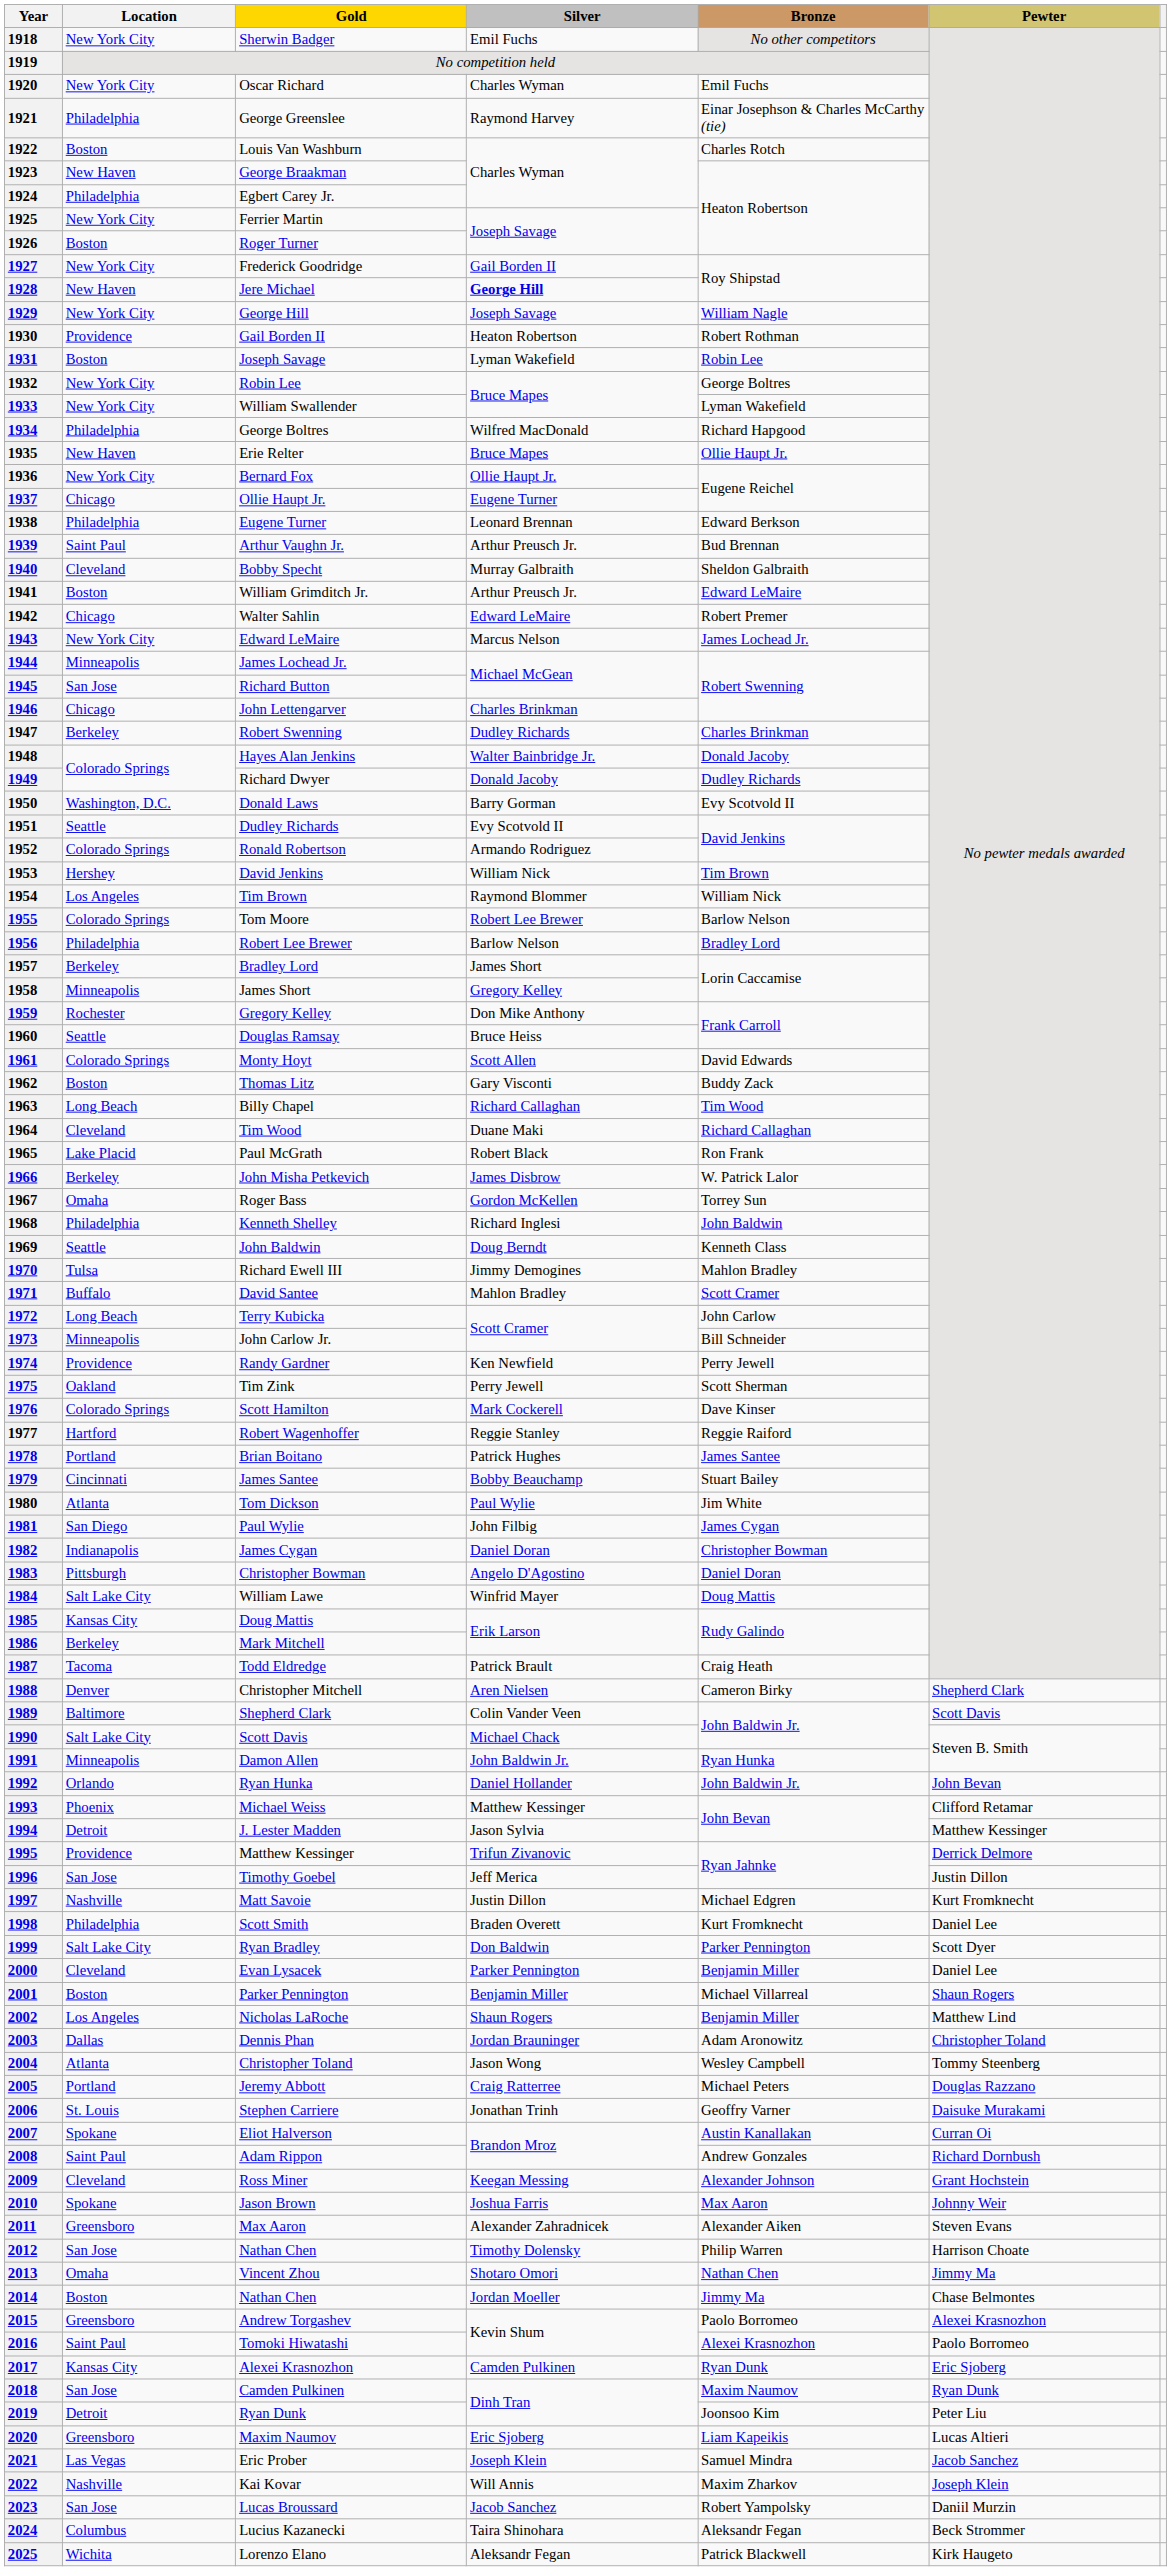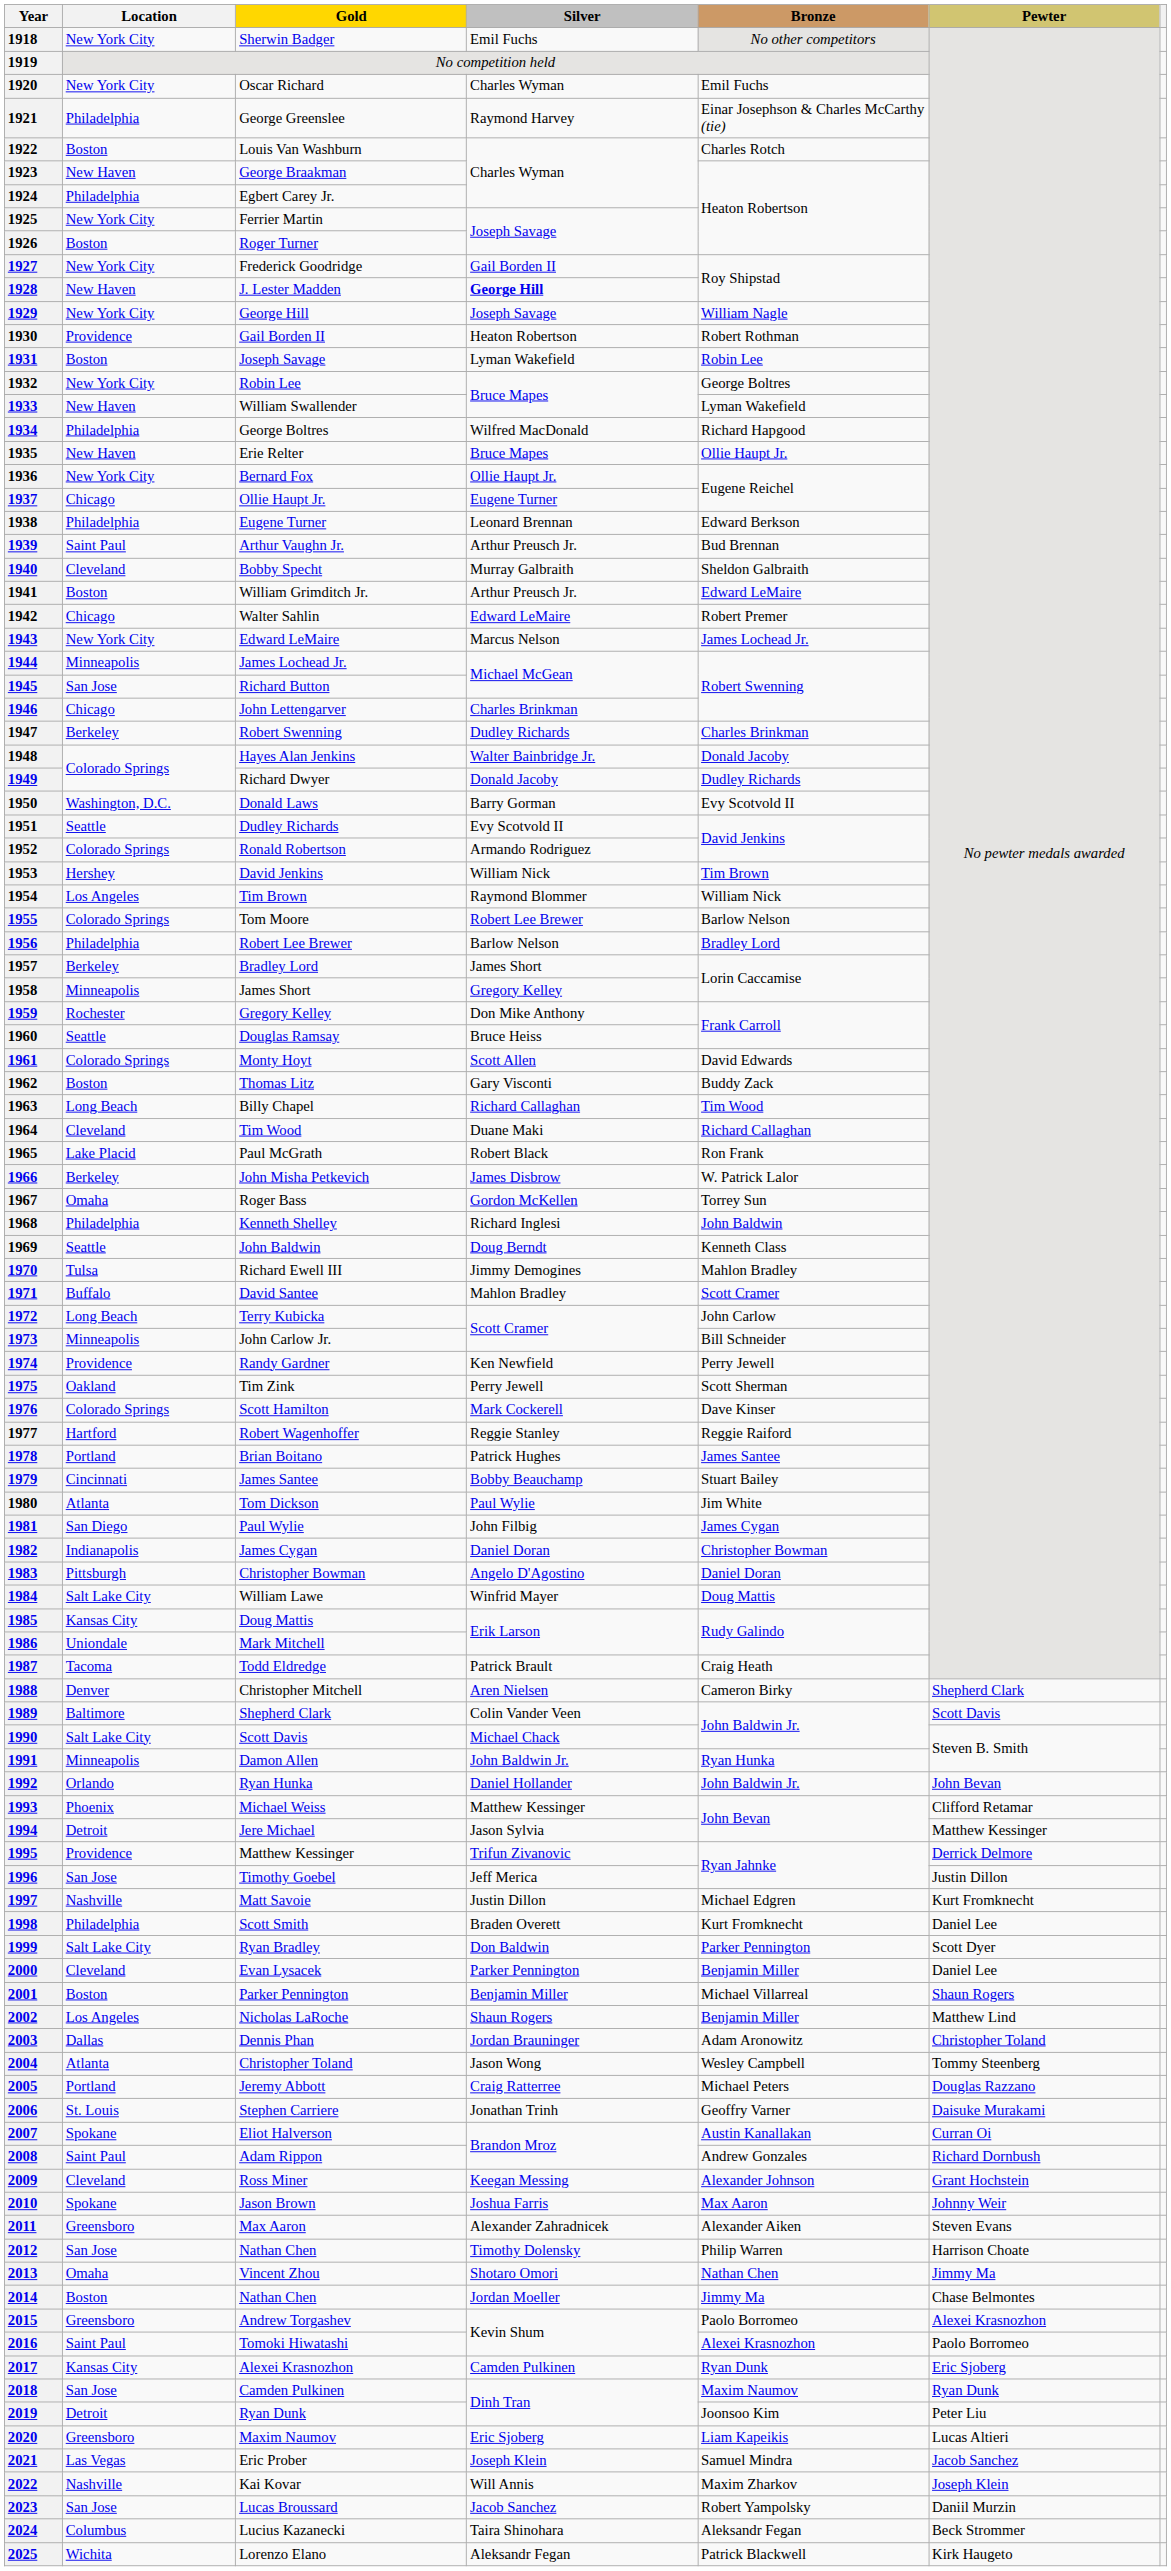(277, 289) Jere Michael -> (290, 289) J. Lester Madden
(110, 406) New York City -> (101, 406) New Haven
(92, 1643) Berkeley -> (96, 1643) Uniondale
(290, 1830) J. Lester Madden -> (277, 1830) Jere Michael
